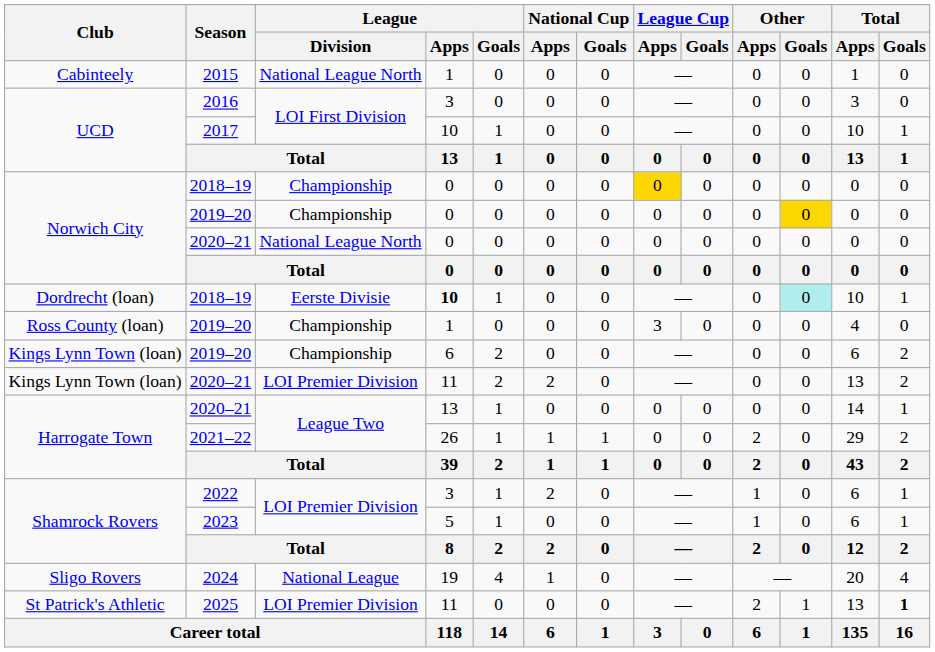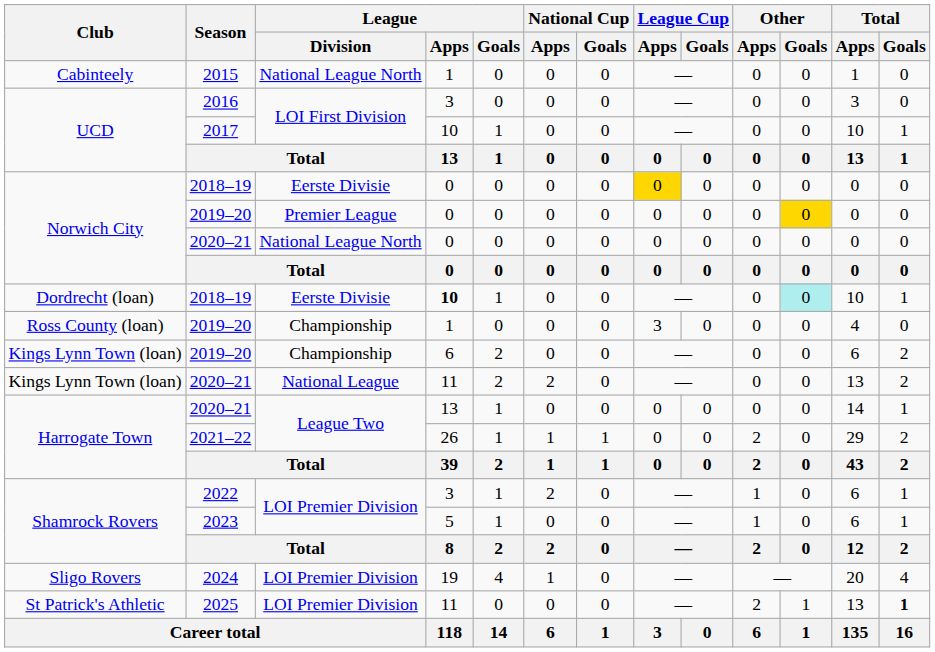(341, 185) Championship -> (341, 185) Eerste Divisie
(341, 213) Championship -> (341, 213) Premier League
(341, 381) LOI Premier Division -> (341, 381) National League
(341, 576) National League -> (341, 576) LOI Premier Division
